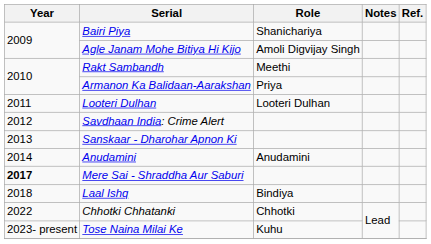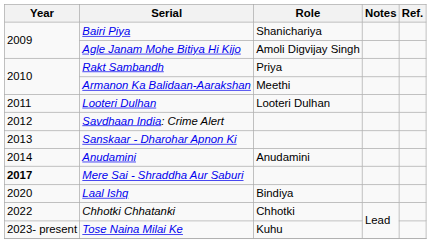(273, 67) Meethi -> (269, 67) Priya
(269, 85) Priya -> (273, 85) Meethi
(20, 193) 2018 -> (20, 193) 2020
